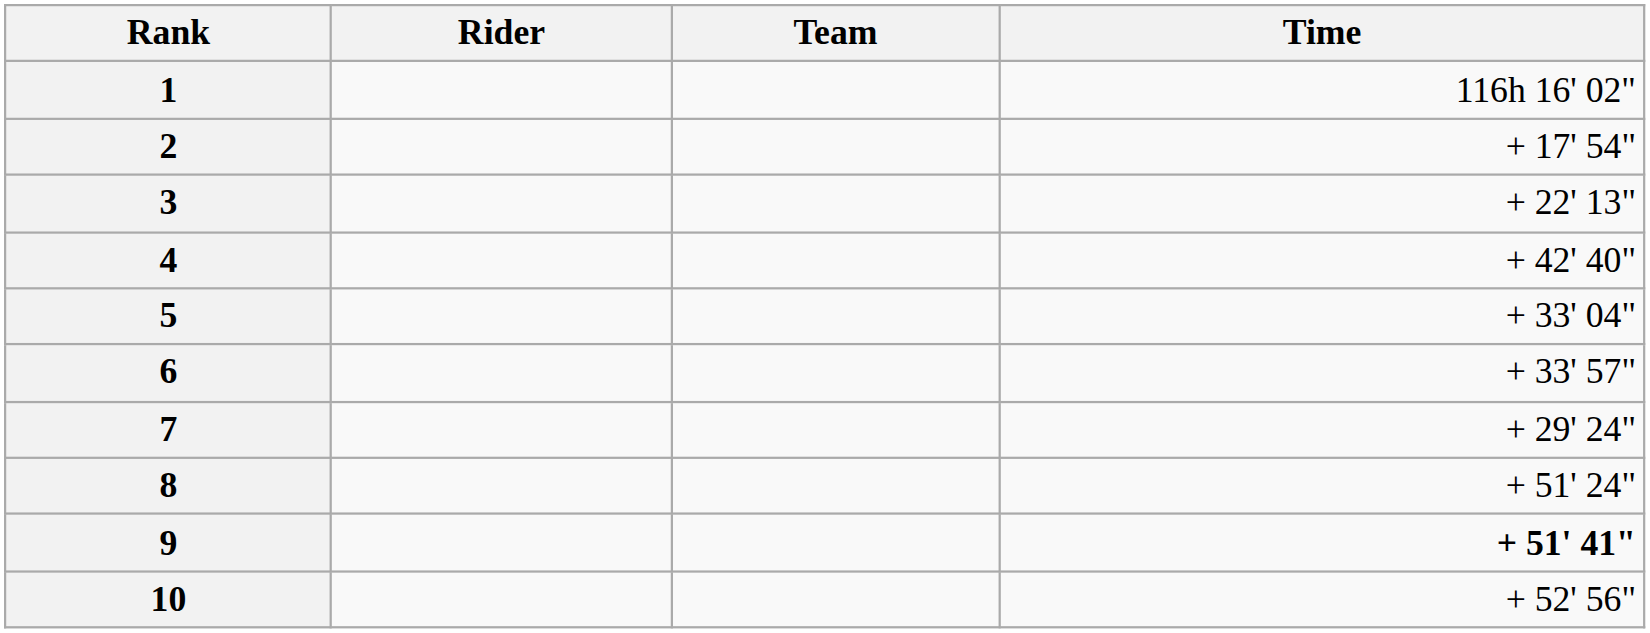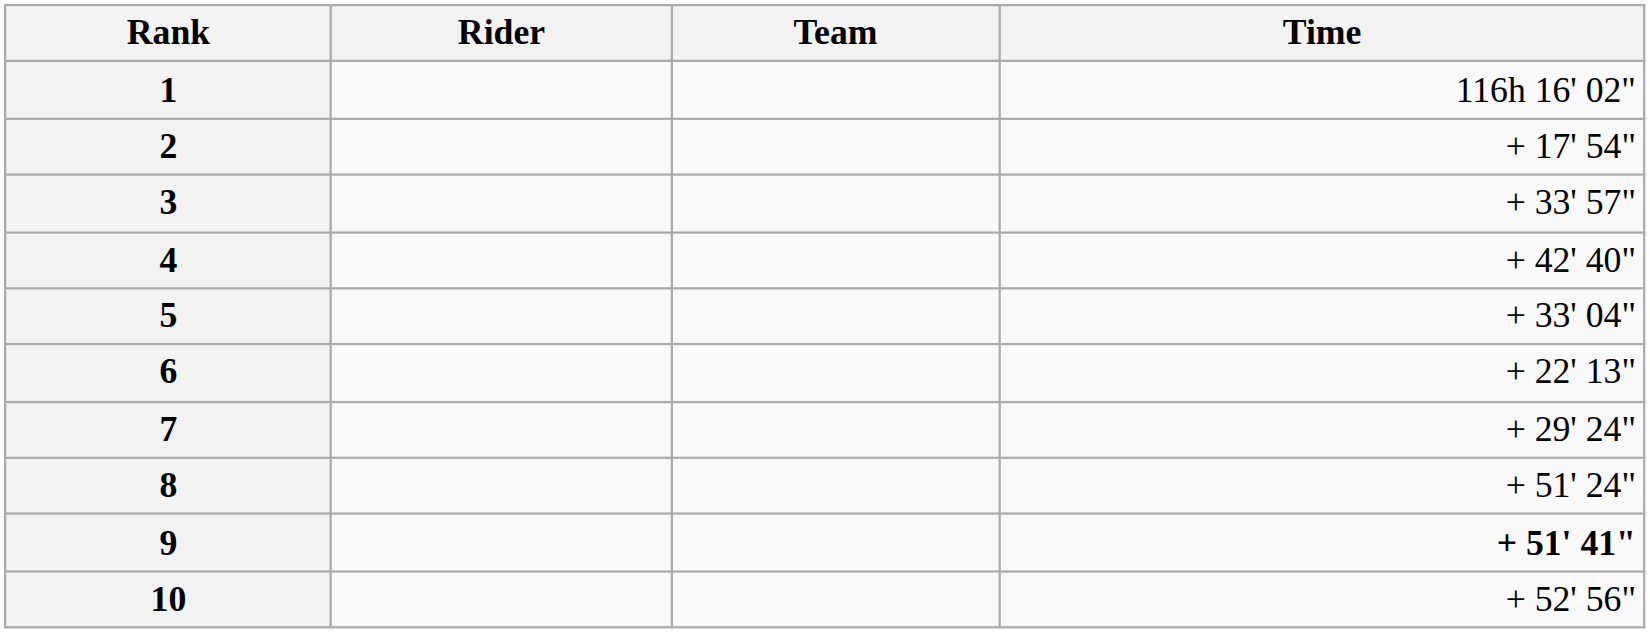(1571, 202) + 22' 13" -> (1571, 202) + 33' 57"
(1571, 372) + 33' 57" -> (1571, 372) + 22' 13"
